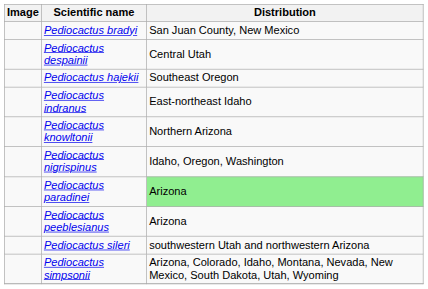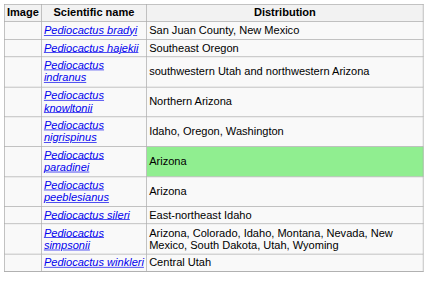- row: (74, 54)
(200, 101) East-northeast Idaho -> (259, 71) southwestern Utah and northwestern Arizona
(259, 245) southwestern Utah and northwestern Arizona -> (200, 215) East-northeast Idaho
+ row: (94, 262)
